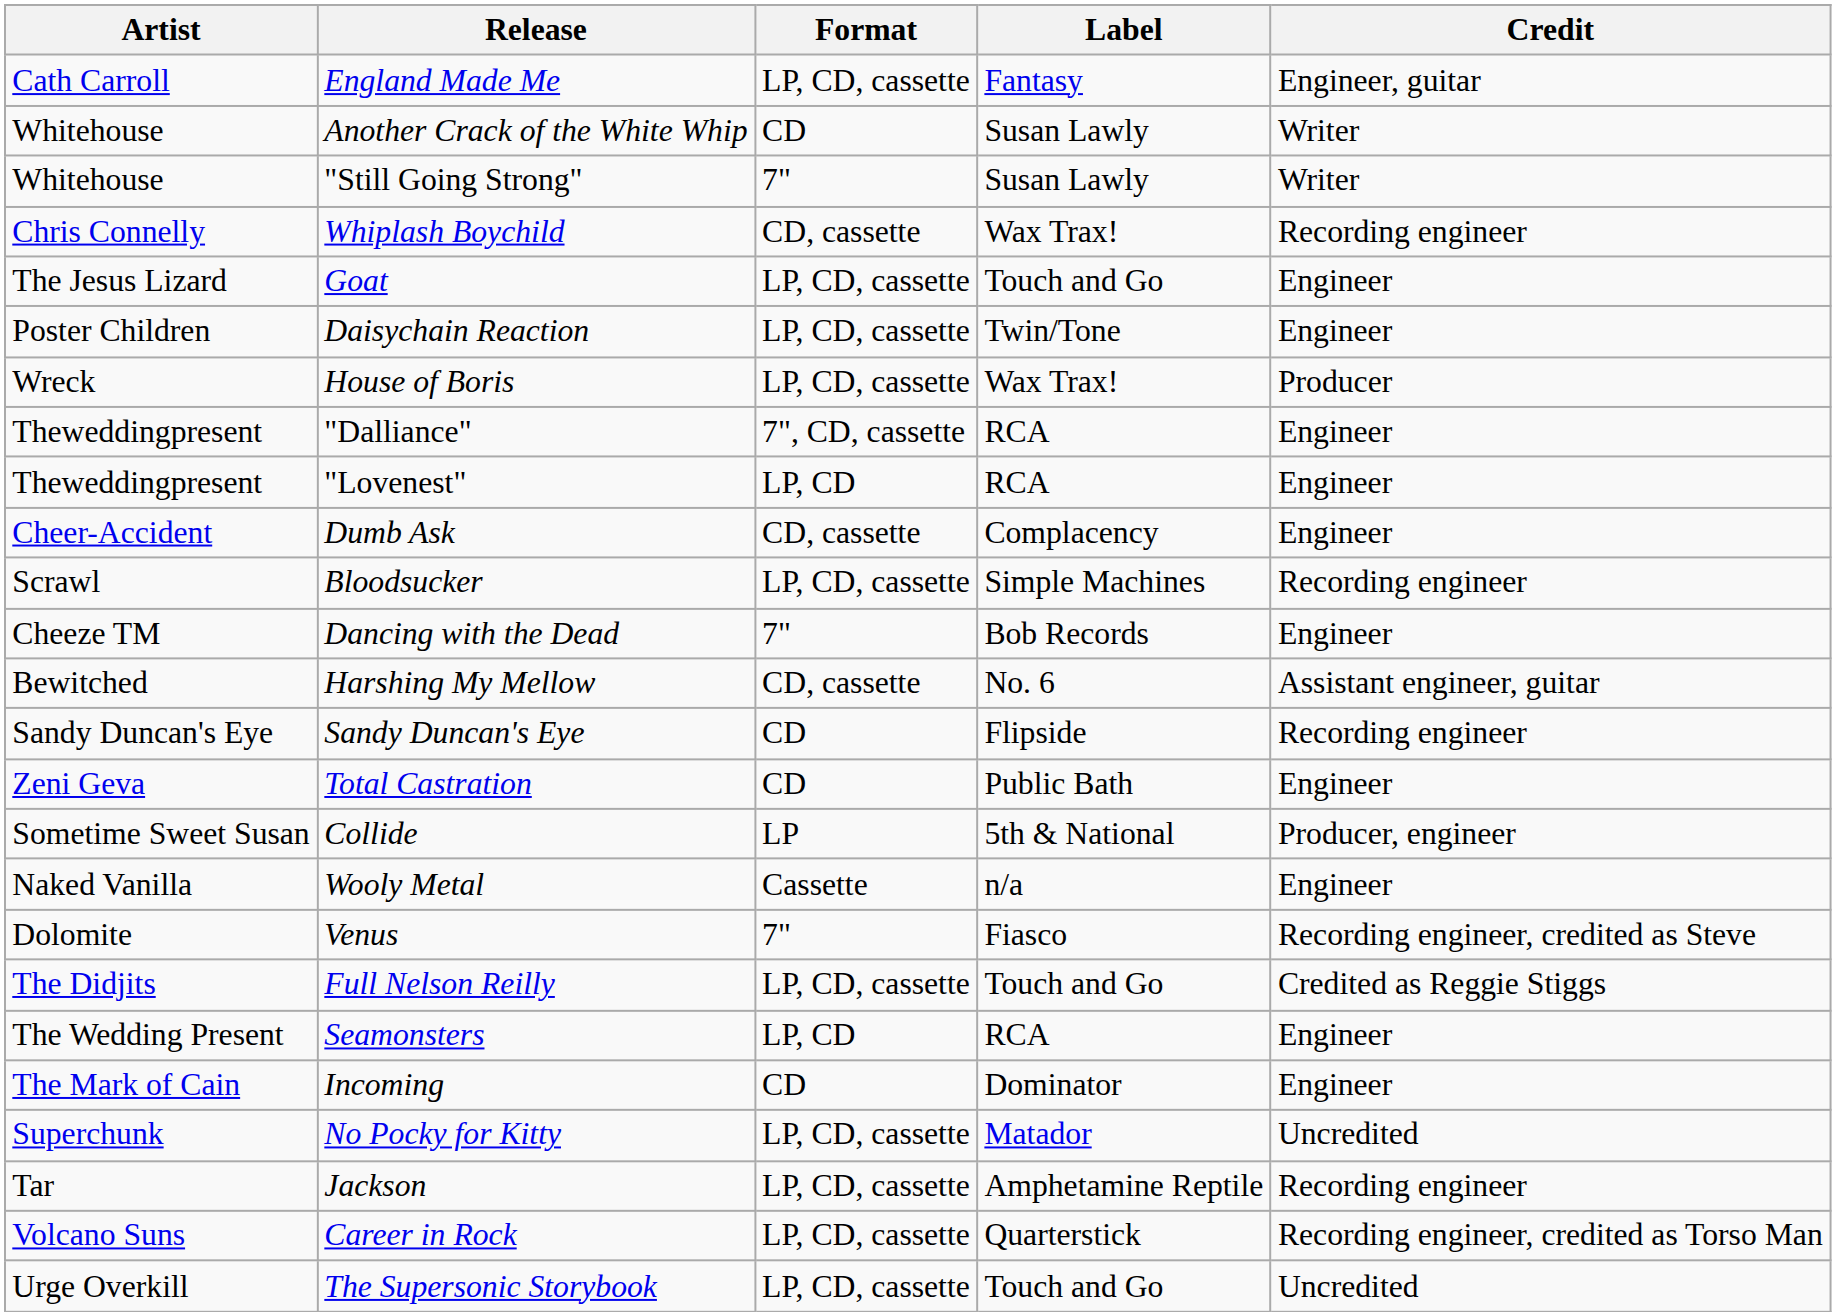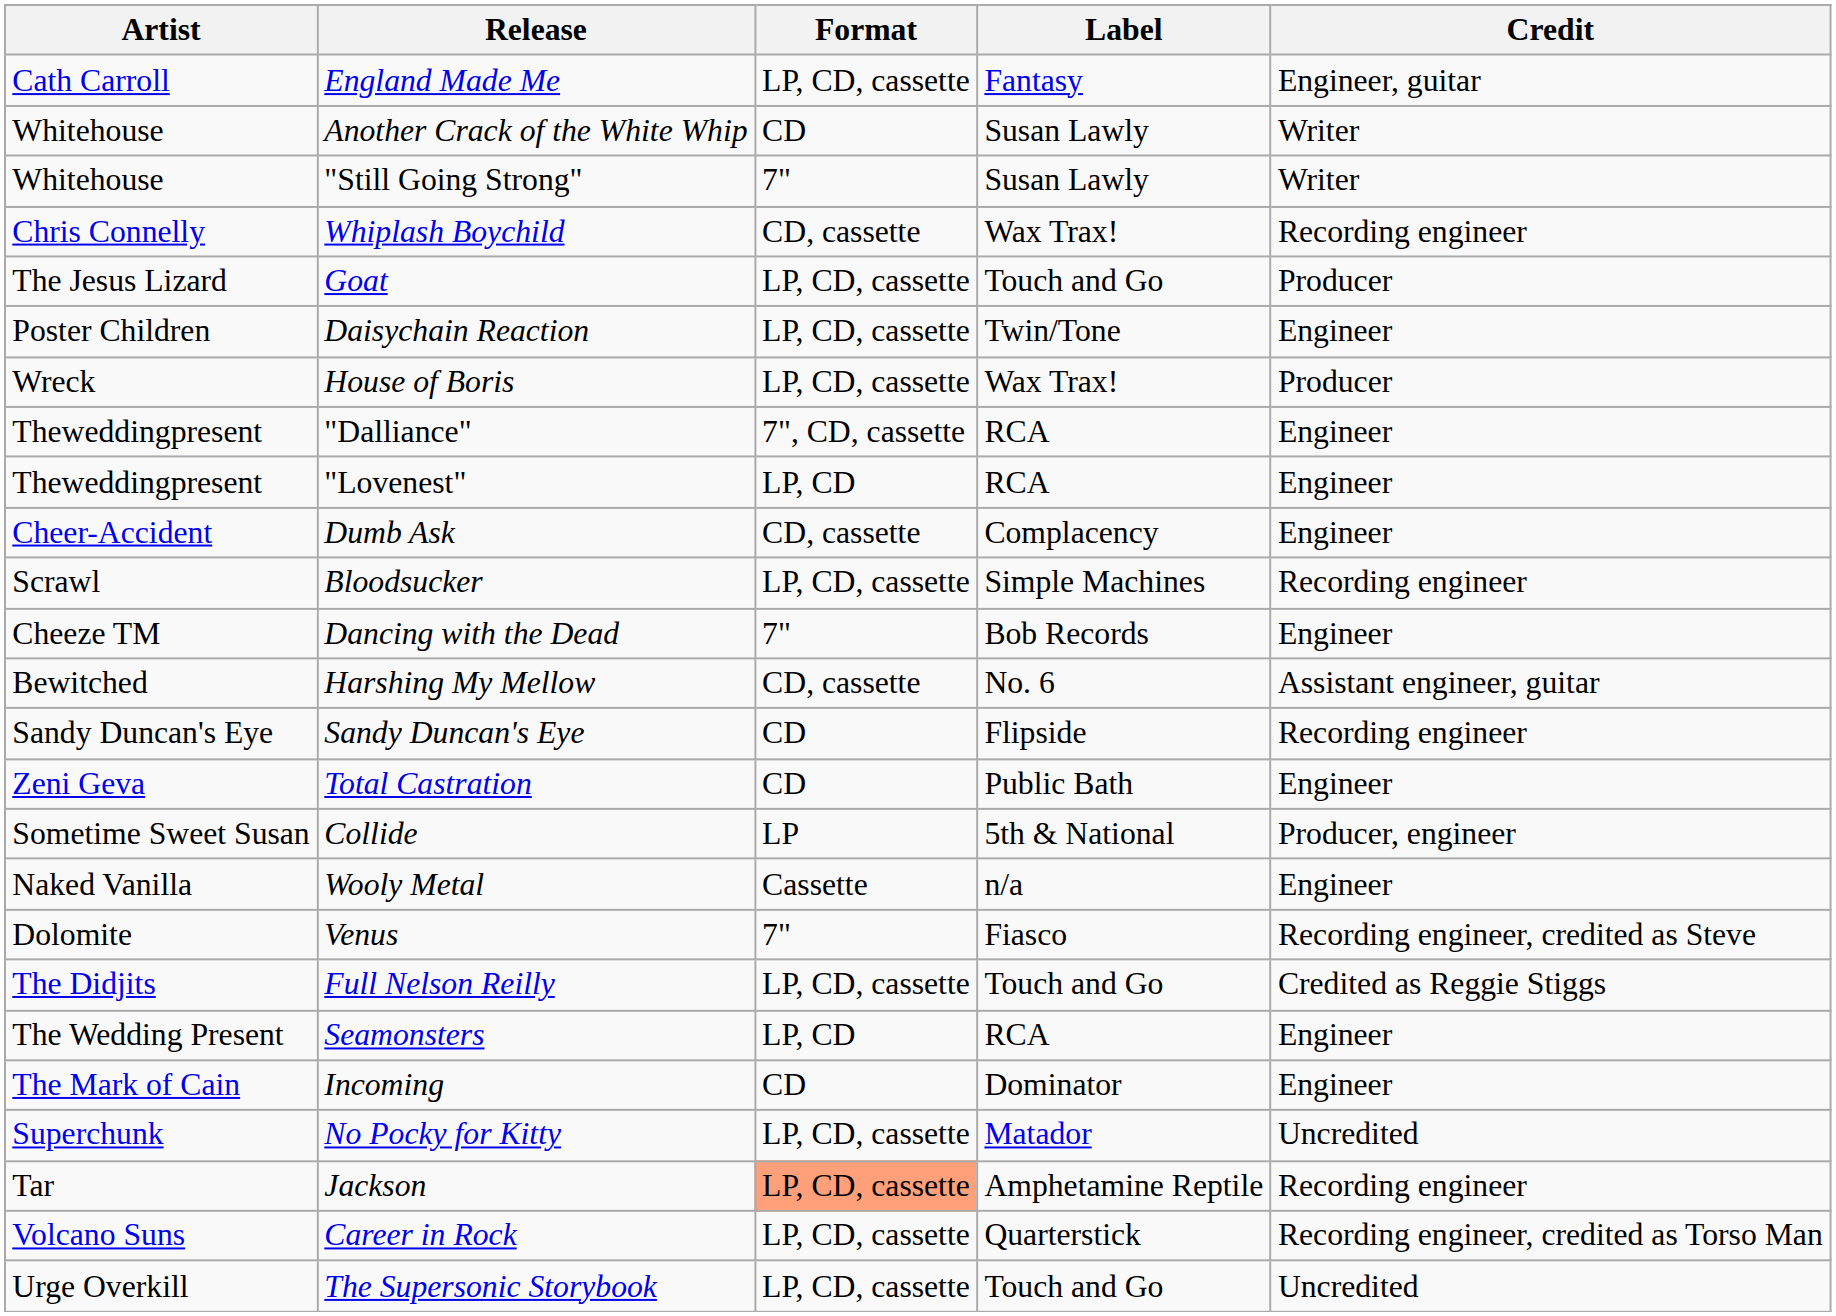(1335, 280) Engineer -> (1335, 280) Producer
(866, 1185) no background -> (866, 1185) lightsalmon background
